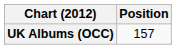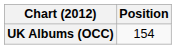(144, 34) 157 -> (144, 34) 154
